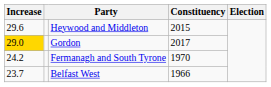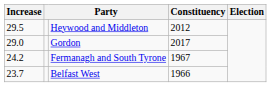(15, 27) 29.6 -> (15, 27) 29.5
(180, 27) 2015 -> (180, 27) 2012
(15, 43) gold background -> (15, 43) no background
(180, 58) 1970 -> (180, 58) 1967
